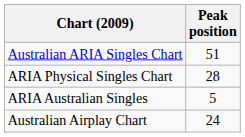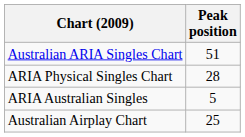(213, 120) 24 -> (213, 120) 25
